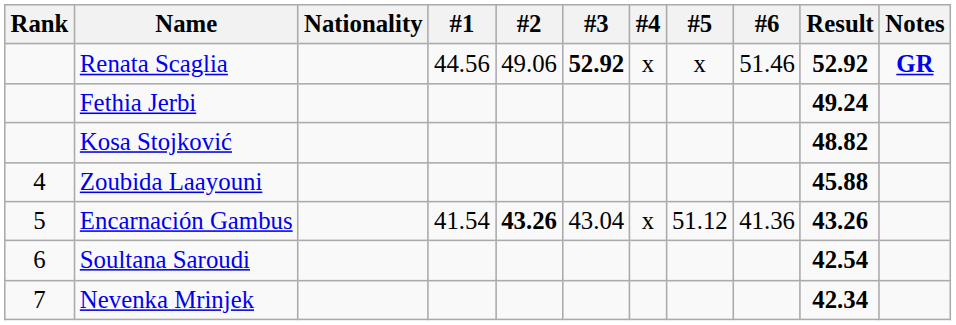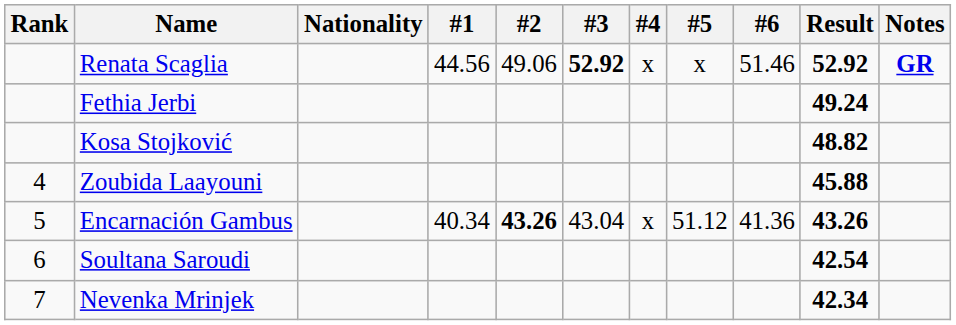(462, 220) 41.54 -> (462, 220) 40.34
